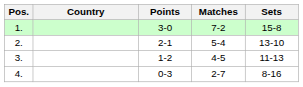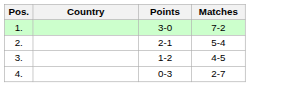- column: (272, 12)
